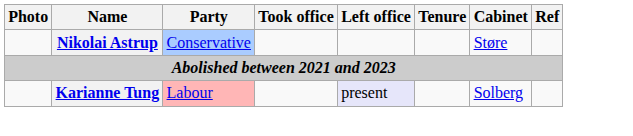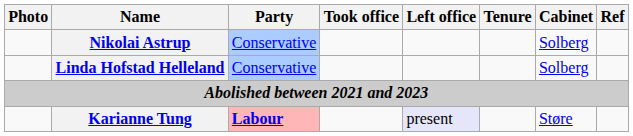(491, 42) Støre -> (564, 42) Solberg
+ row: (140, 67)
(190, 93) normal -> (258, 118) bold
(498, 93) Solberg -> (556, 118) Støre
